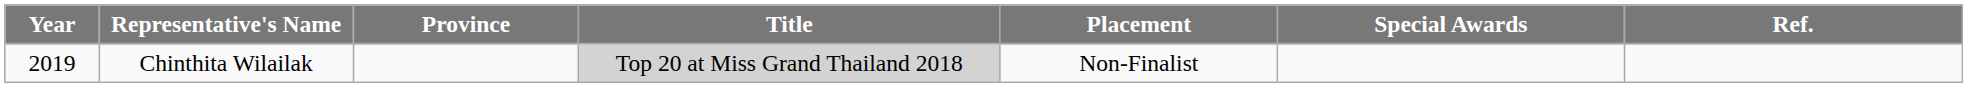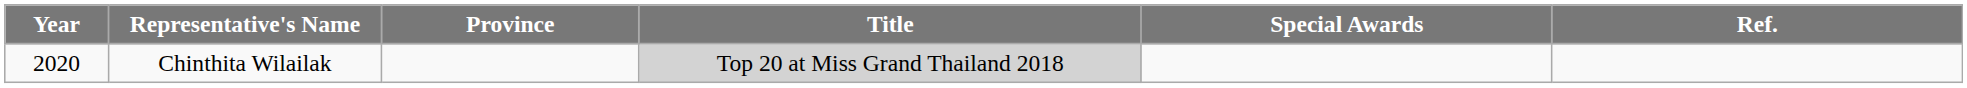- column: (1139, 24)
(52, 62) 2019 -> (57, 62) 2020
